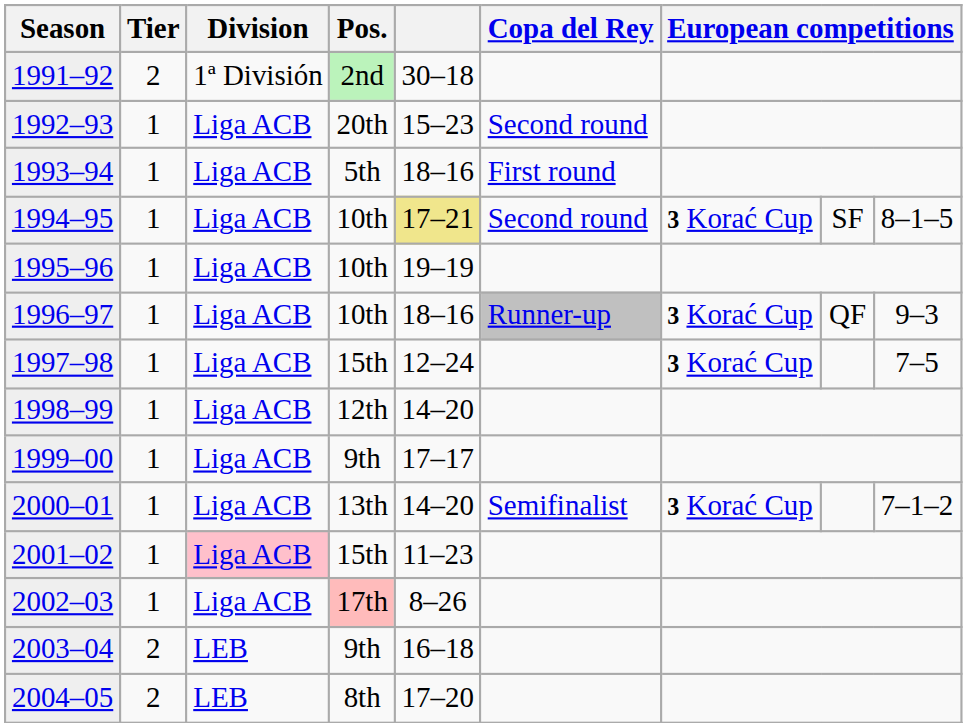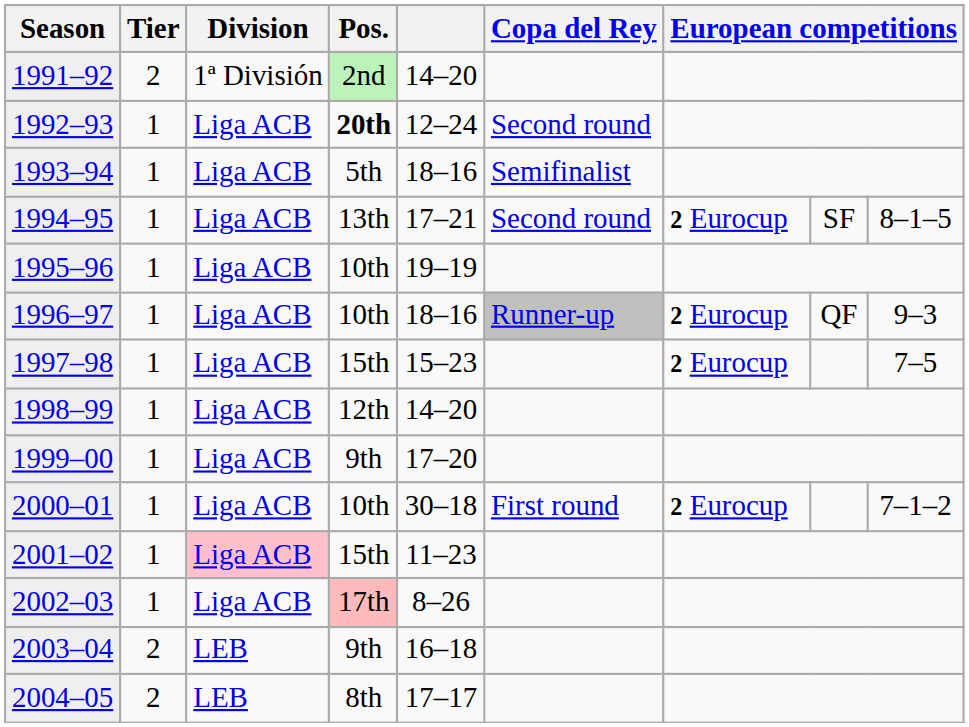(438, 75) 30–18 -> (441, 75) 14–20
(362, 123) normal -> (364, 123) bold
(438, 123) 15–23 -> (441, 123) 12–24
(552, 171) First round -> (561, 171) Semifinalist
(362, 219) 10th -> (364, 219) 13th
(438, 219) khaki background -> (441, 219) no background
(740, 219) 3 Korać Cup -> (729, 219) 2 Eurocup
(740, 314) 3 Korać Cup -> (729, 314) 2 Eurocup
(438, 362) 12–24 -> (441, 362) 15–23
(740, 362) 3 Korać Cup -> (729, 362) 2 Eurocup
(438, 458) 17–17 -> (441, 458) 17–20
(362, 505) 13th -> (364, 505) 10th
(438, 505) 14–20 -> (441, 505) 30–18
(558, 505) Semifinalist -> (555, 505) First round
(740, 505) 3 Korać Cup -> (729, 505) 2 Eurocup
(438, 697) 17–20 -> (441, 697) 17–17
